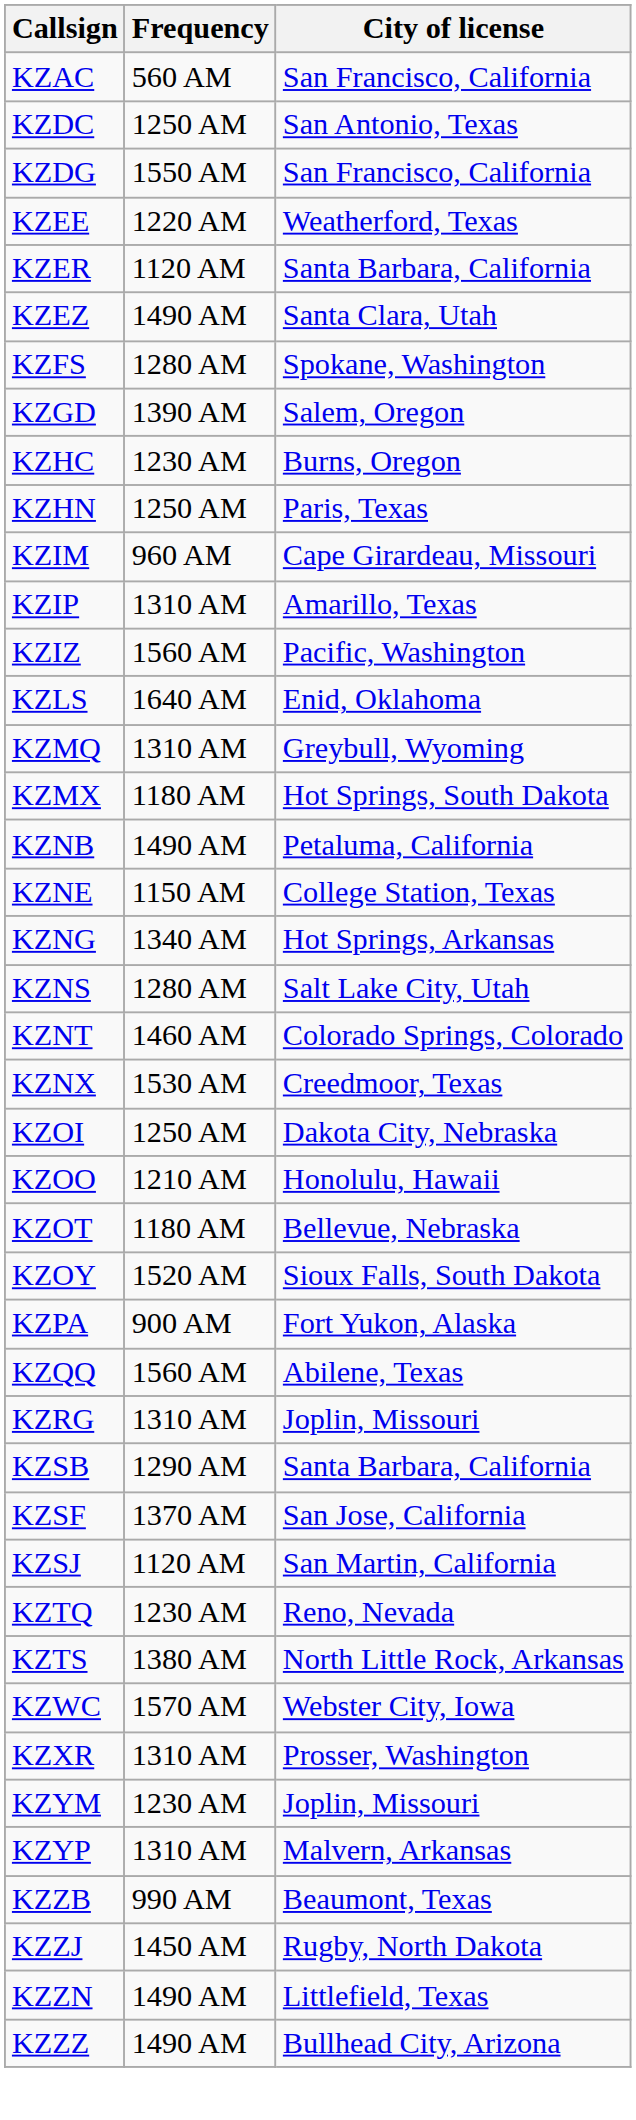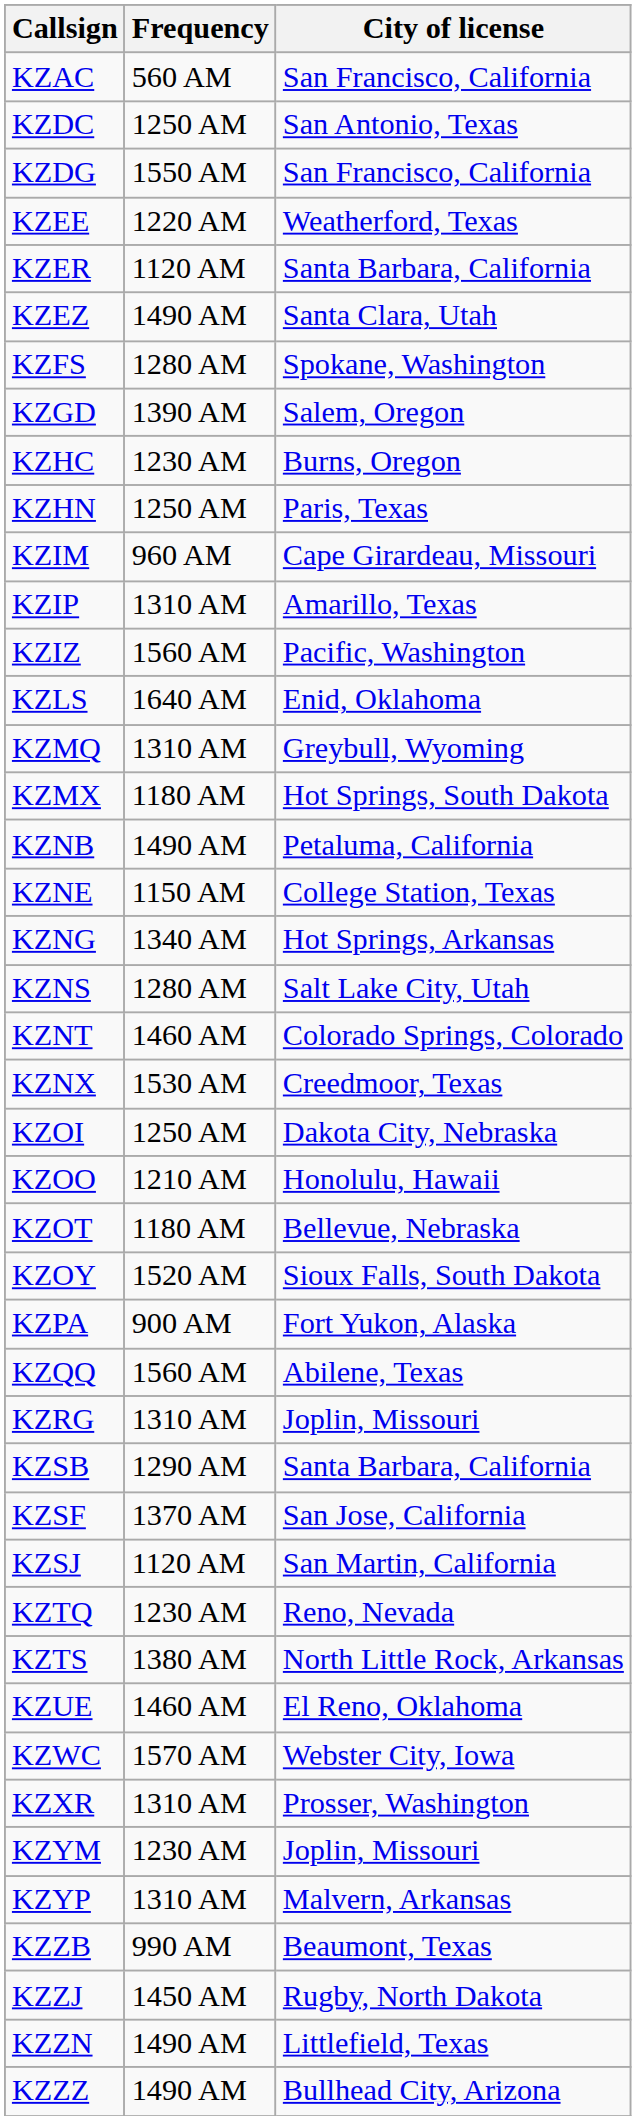+ row: (52, 1707)
